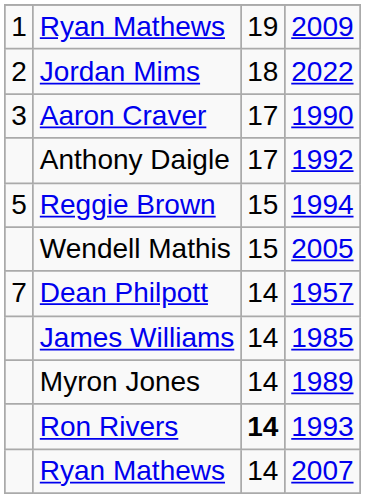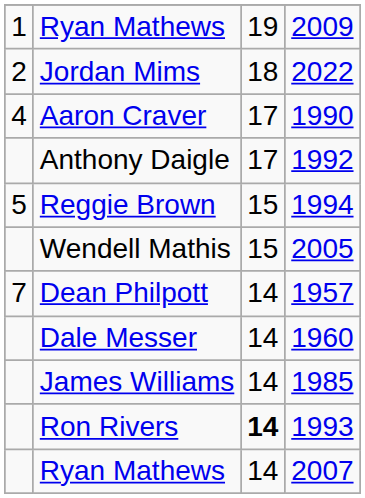(19, 115) 3 -> (19, 115) 4
+ row: (118, 337)
- row: (120, 381)
